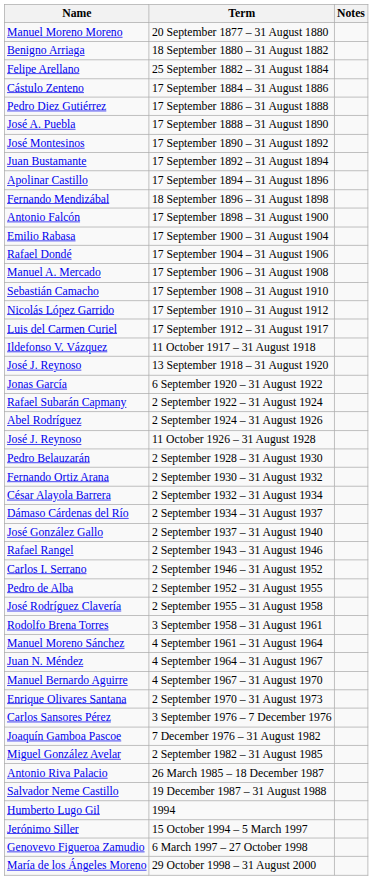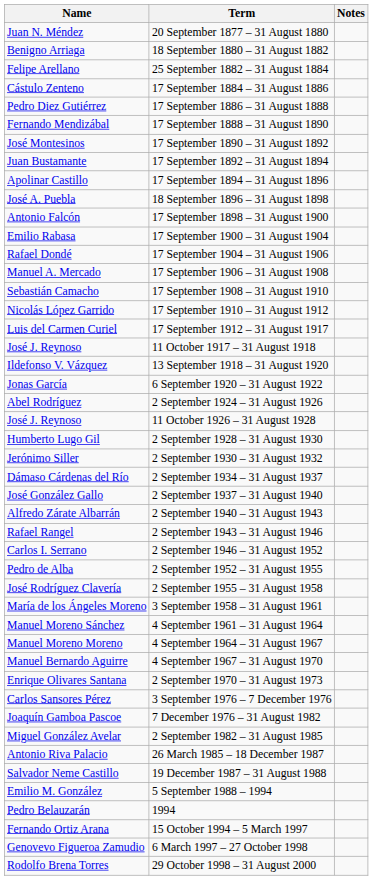(65, 32) Manuel Moreno Moreno -> (45, 32) Juan N. Méndez
(41, 124) José A. Puebla -> (58, 124) Fernando Mendizábal
(58, 198) Fernando Mendizábal -> (41, 198) José A. Puebla
(57, 347) Ildefonso V. Vázquez -> (44, 347) José J. Reynoso
(44, 365) José J. Reynoso -> (57, 365) Ildefonso V. Vázquez
- row: (237, 402)
(48, 458) Pedro Belauzarán -> (53, 439) Humberto Lugo Gil
(58, 476) Fernando Ortiz Arana -> (43, 458) Jerónimo Siller
- row: (237, 495)
+ row: (237, 513)
(58, 625) Rodolfo Brena Torres -> (77, 606) María de los Ángeles Moreno
(45, 662) Juan N. Méndez -> (65, 643) Manuel Moreno Moreno
+ row: (212, 791)
(53, 810) Humberto Lugo Gil -> (48, 810) Pedro Belauzarán
(43, 828) Jerónimo Siller -> (58, 828) Fernando Ortiz Arana
(77, 865) María de los Ángeles Moreno -> (58, 865) Rodolfo Brena Torres
